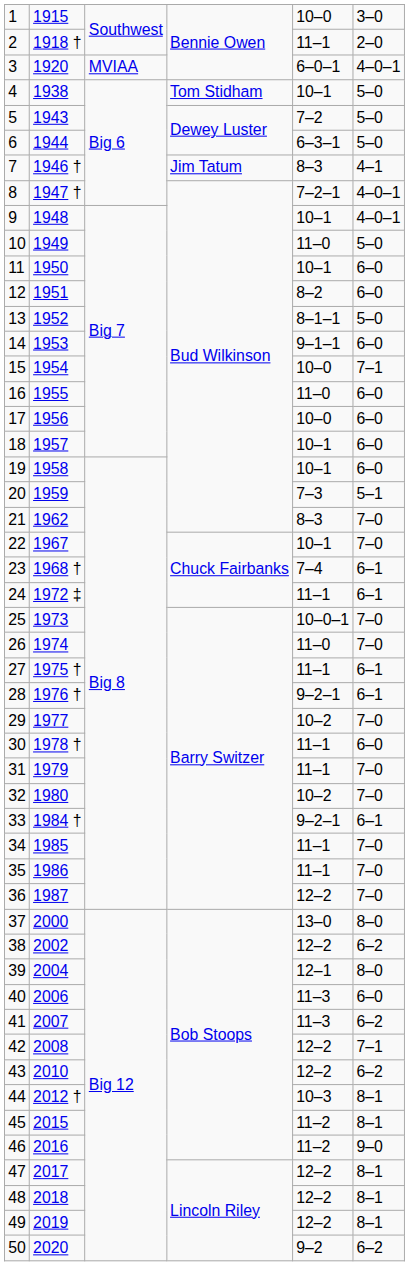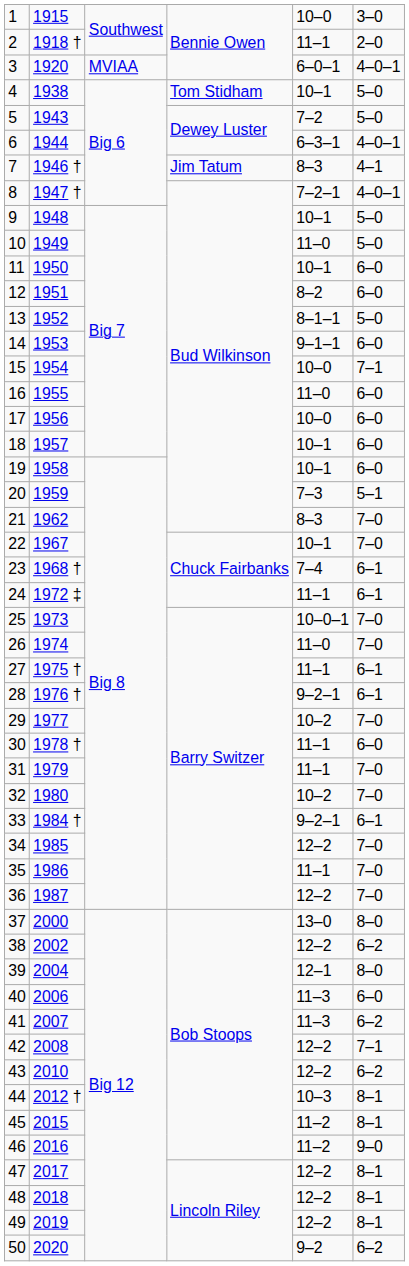(370, 142) 5–0 -> (378, 142) 4–0–1
(378, 218) 4–0–1 -> (370, 218) 5–0
(313, 846) 11–1 -> (314, 846) 12–2
